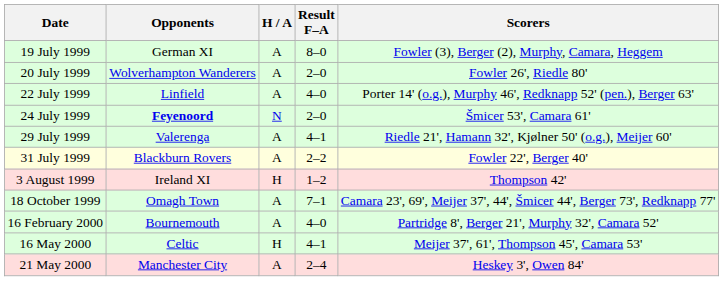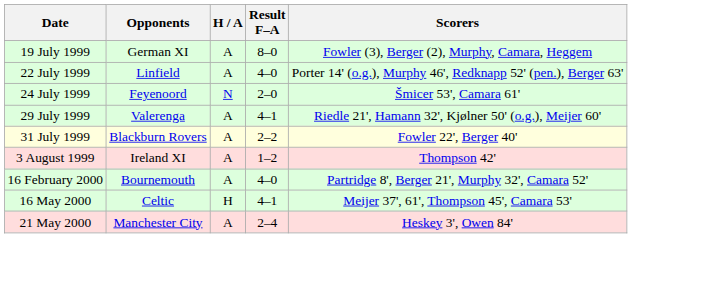- row: (55, 72)
(183, 115) bold -> (158, 94) normal
(277, 179) H -> (228, 158) A
- row: (55, 200)
